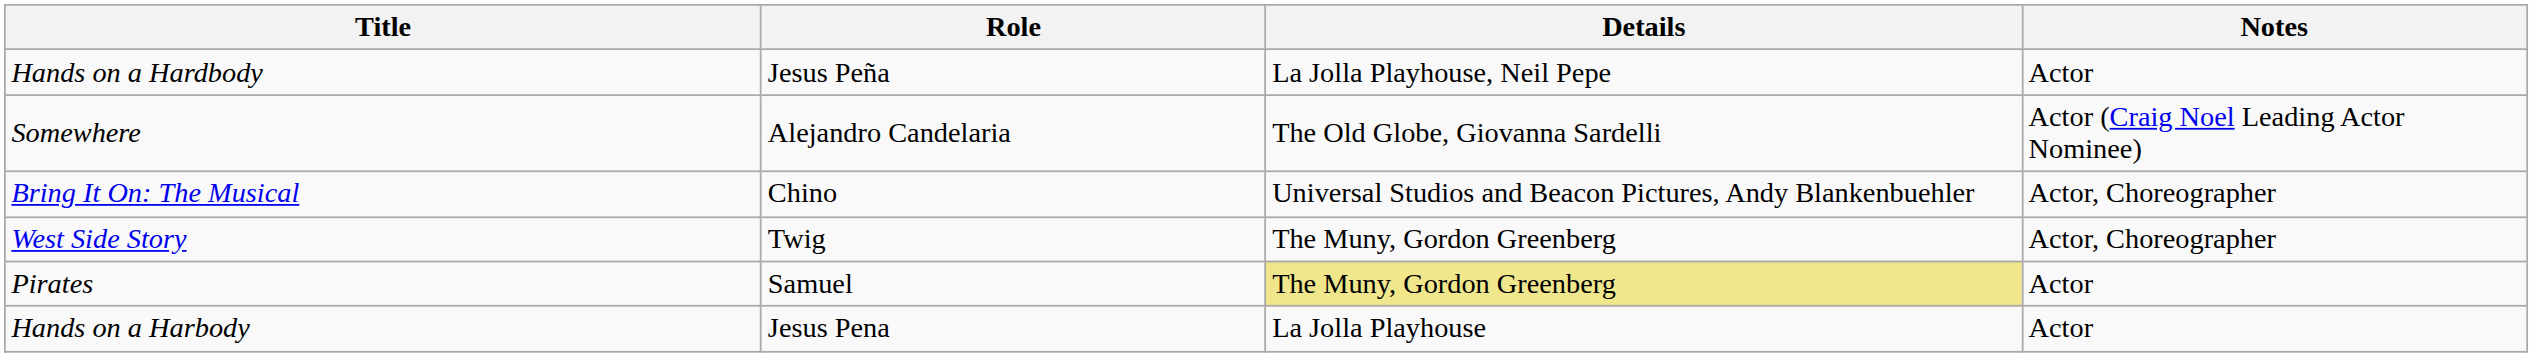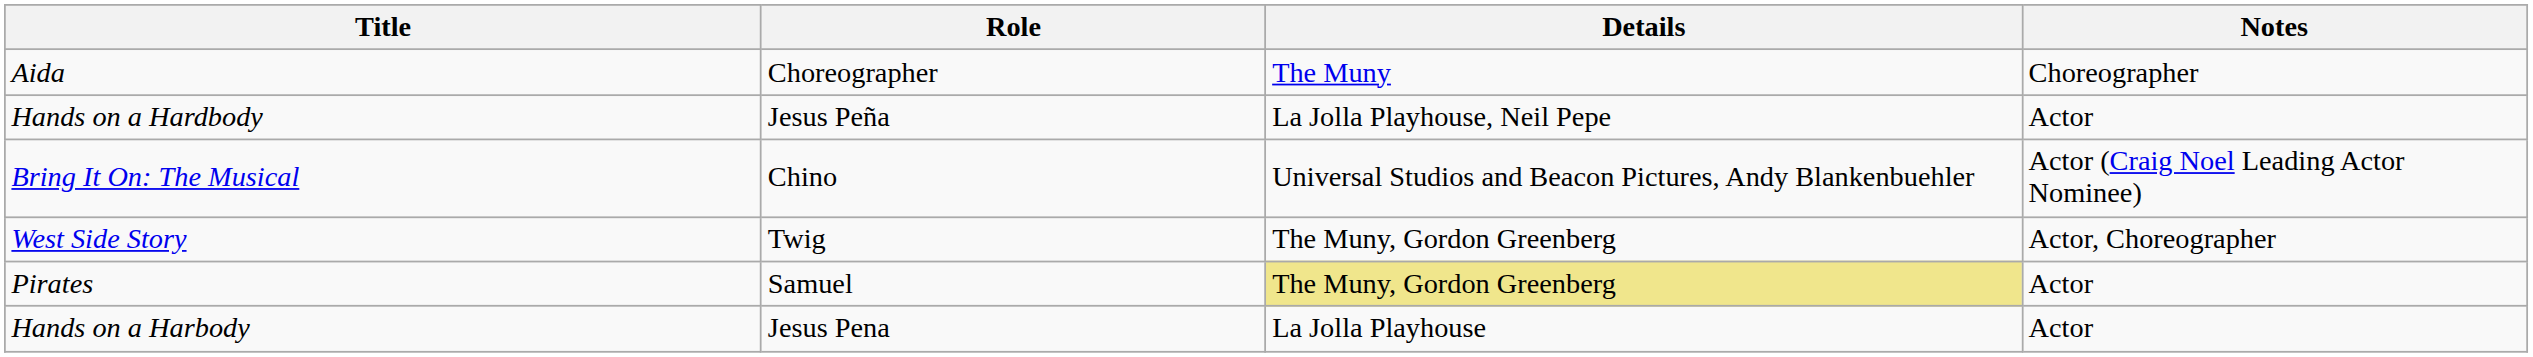+ row: (38, 71)
- row: (76, 132)
(2152, 193) Actor, Choreographer -> (2217, 177) Actor (Craig Noel Leading Actor Nominee)
